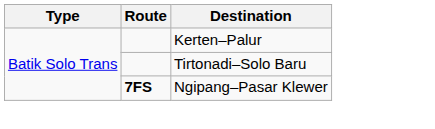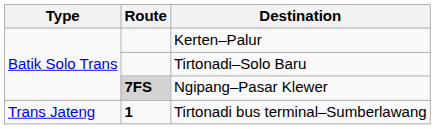(138, 87) no background -> (138, 87) lightgrey background
+ row: (300, 111)
